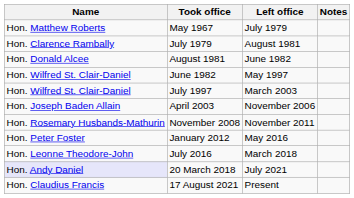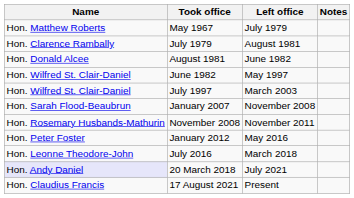- row: (192, 106)
+ row: (199, 106)
